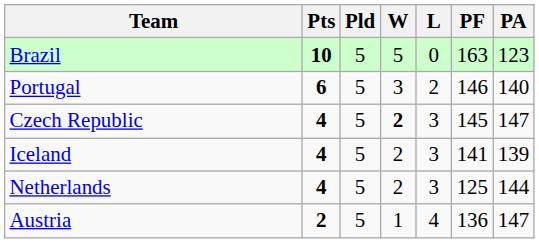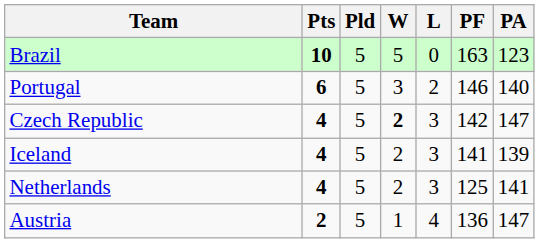(472, 120) 145 -> (472, 120) 142
(513, 187) 144 -> (513, 187) 141
